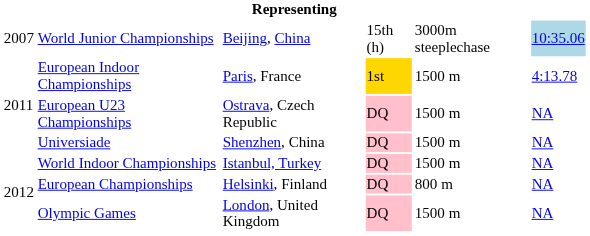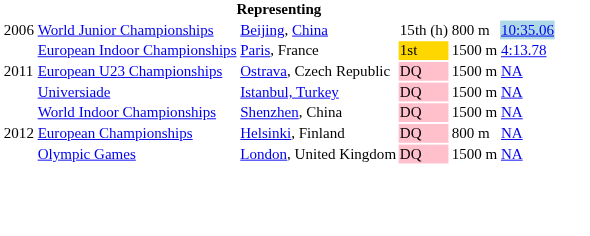(19, 38) 2007 -> (19, 29) 2006
(452, 38) 3000m steeplechase -> (471, 29) 800 m
(274, 142) Shenzhen, China -> (290, 92) Istanbul, Turkey
(272, 163) Istanbul, Turkey -> (291, 112) Shenzhen, China
